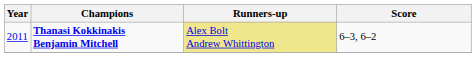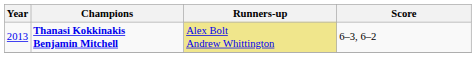(17, 37) 2011 -> (18, 37) 2013
